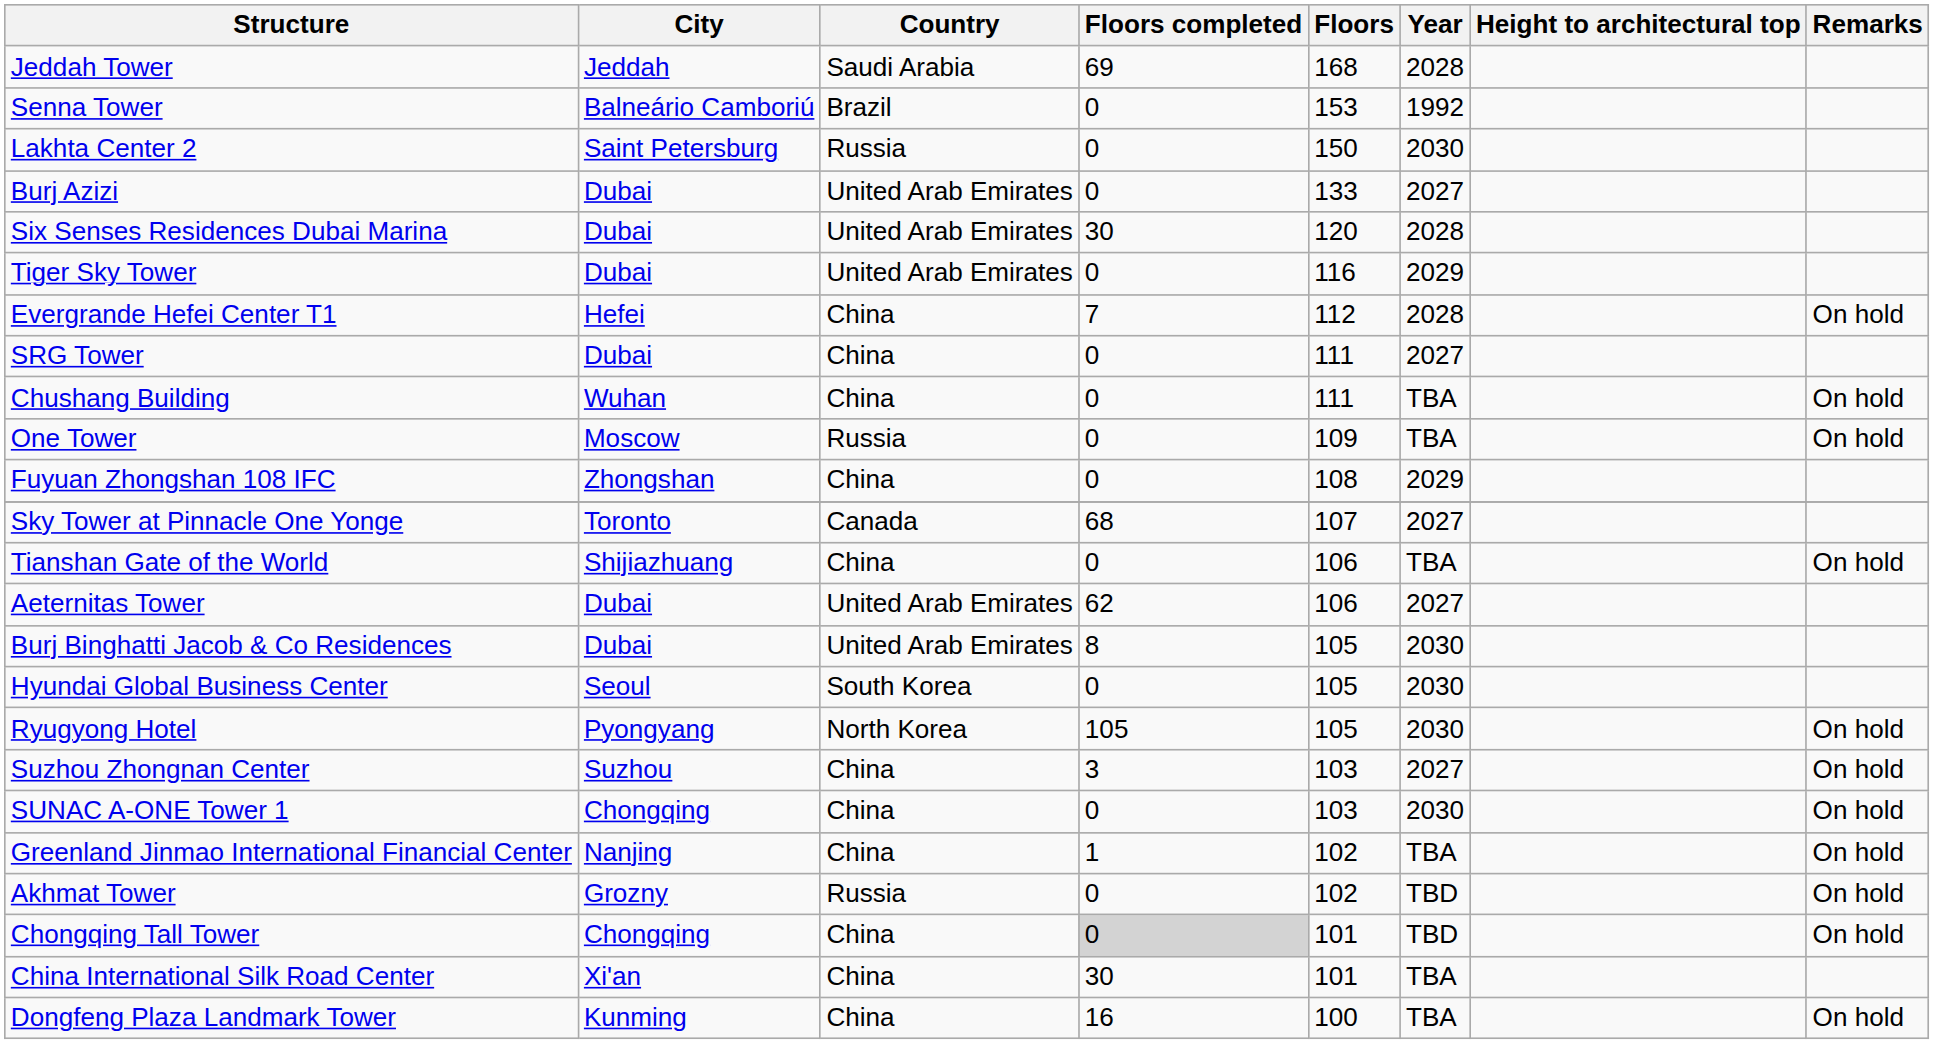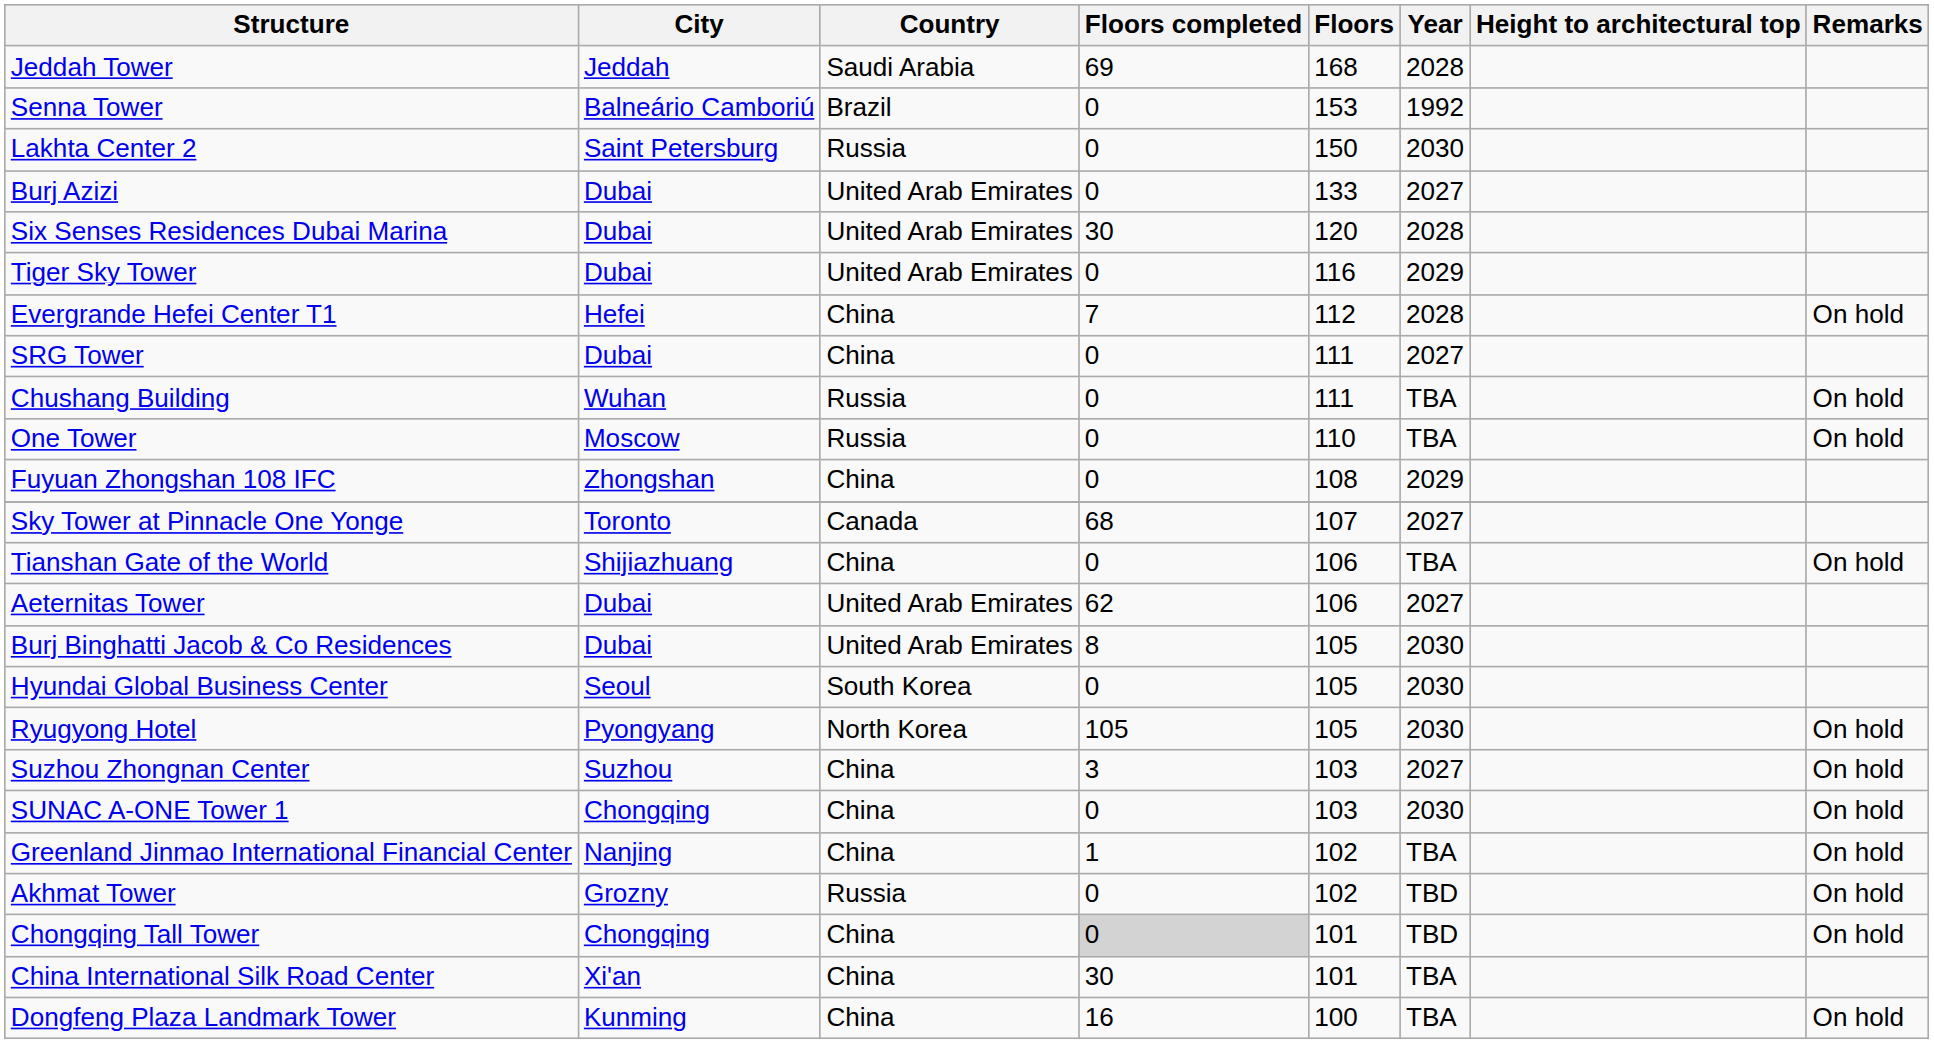(860, 397) China -> (866, 397) Russia
(1336, 438) 109 -> (1335, 438) 110
